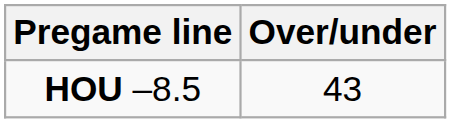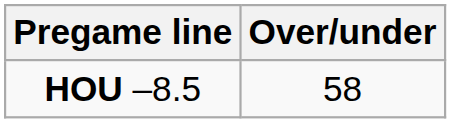(342, 88) 43 -> (342, 88) 58
